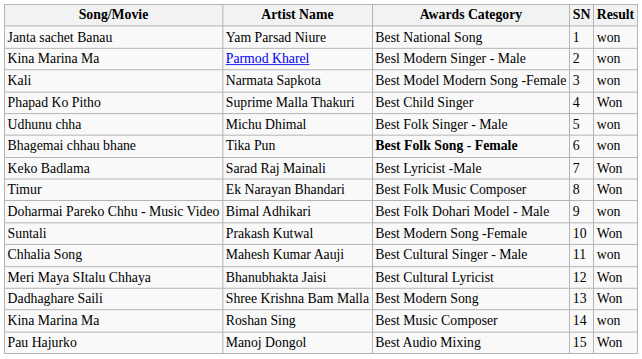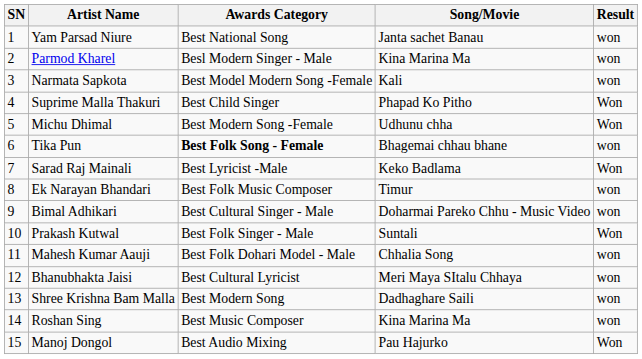columns swapped: (582, 15) <-> (113, 15)
(441, 124) Best Folk Singer - Male -> (257, 124) Best Modern Song -Female
(609, 124) won -> (610, 124) Won
(610, 189) Won -> (609, 189) won
(462, 211) Best Folk Dohari Model - Male -> (257, 211) Best Cultural Singer - Male
(451, 233) Best Modern Song -Female -> (247, 233) Best Folk Singer - Male
(451, 255) Best Cultural Singer - Male -> (268, 255) Best Folk Dohari Model - Male
(610, 277) Won -> (609, 277) won
(610, 299) Won -> (609, 299) won
